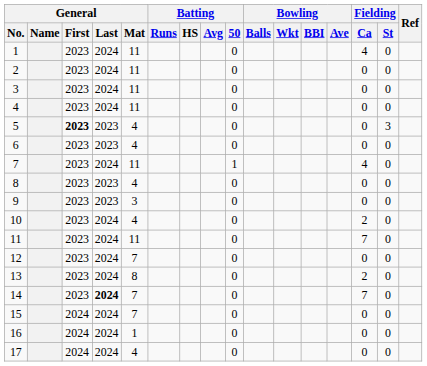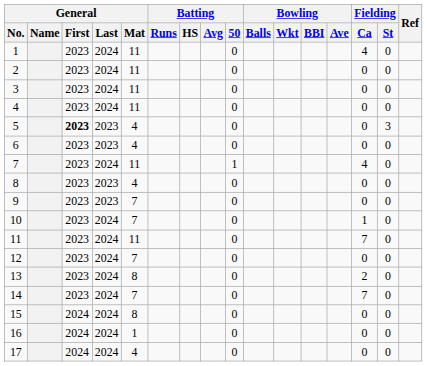(134, 201) 3 -> (134, 201) 7
(134, 220) 4 -> (134, 220) 7
(365, 220) 2 -> (365, 220) 1
(107, 295) bold -> (107, 295) normal
(134, 314) 7 -> (134, 314) 8
